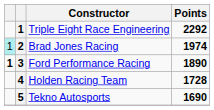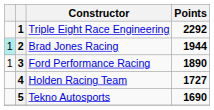(195, 47) 1974 -> (195, 47) 1944
(10, 63) bold -> (10, 63) normal
(195, 80) 1728 -> (195, 80) 1727
